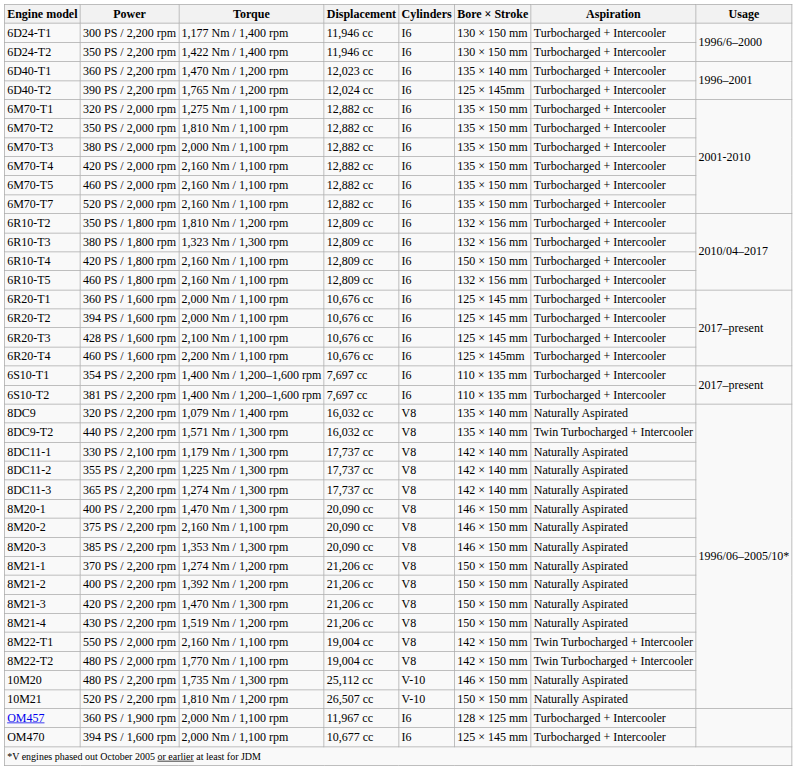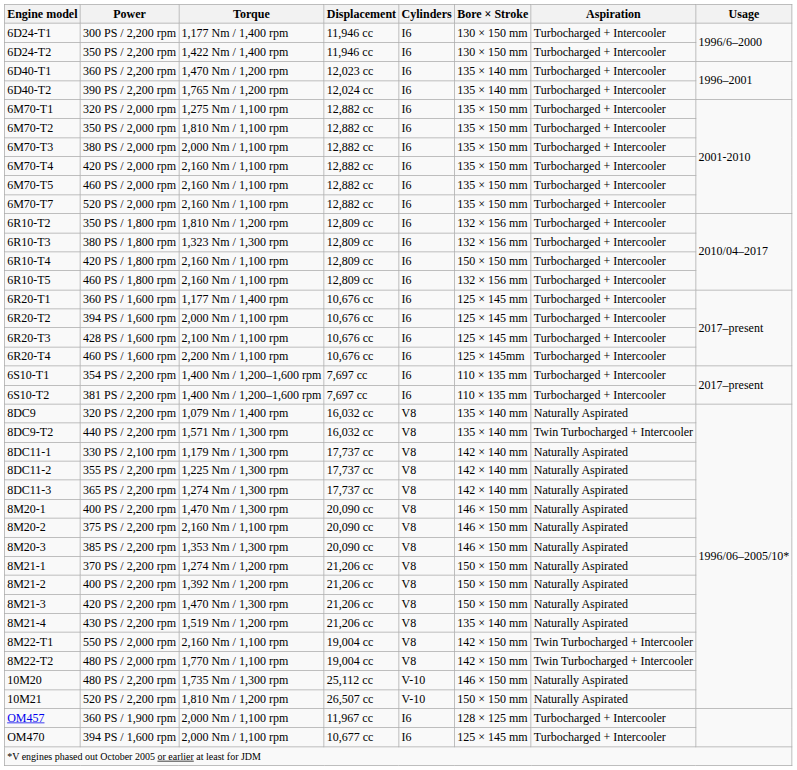(491, 90) 125 × 145mm -> (492, 90) 135 × 140 mm
(235, 299) 2,000 Nm / 1,100 rpm -> (235, 299) 1,177 Nm / 1,400 rpm
(492, 623) 150 × 150 mm -> (492, 623) 135 × 140 mm
